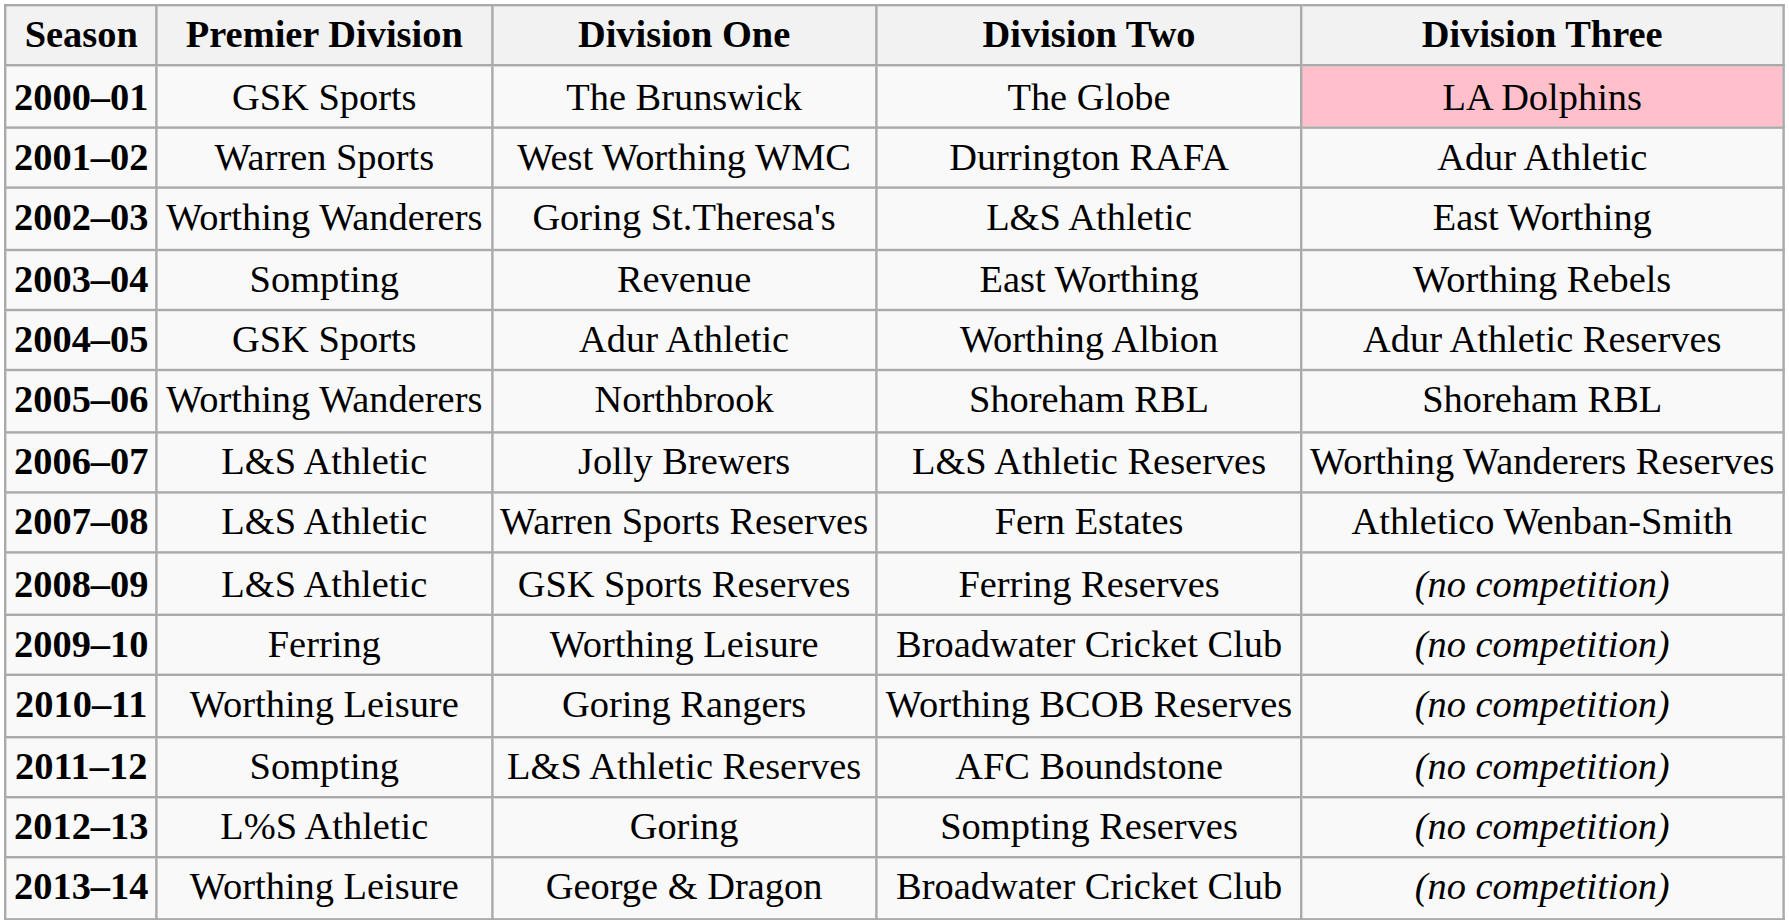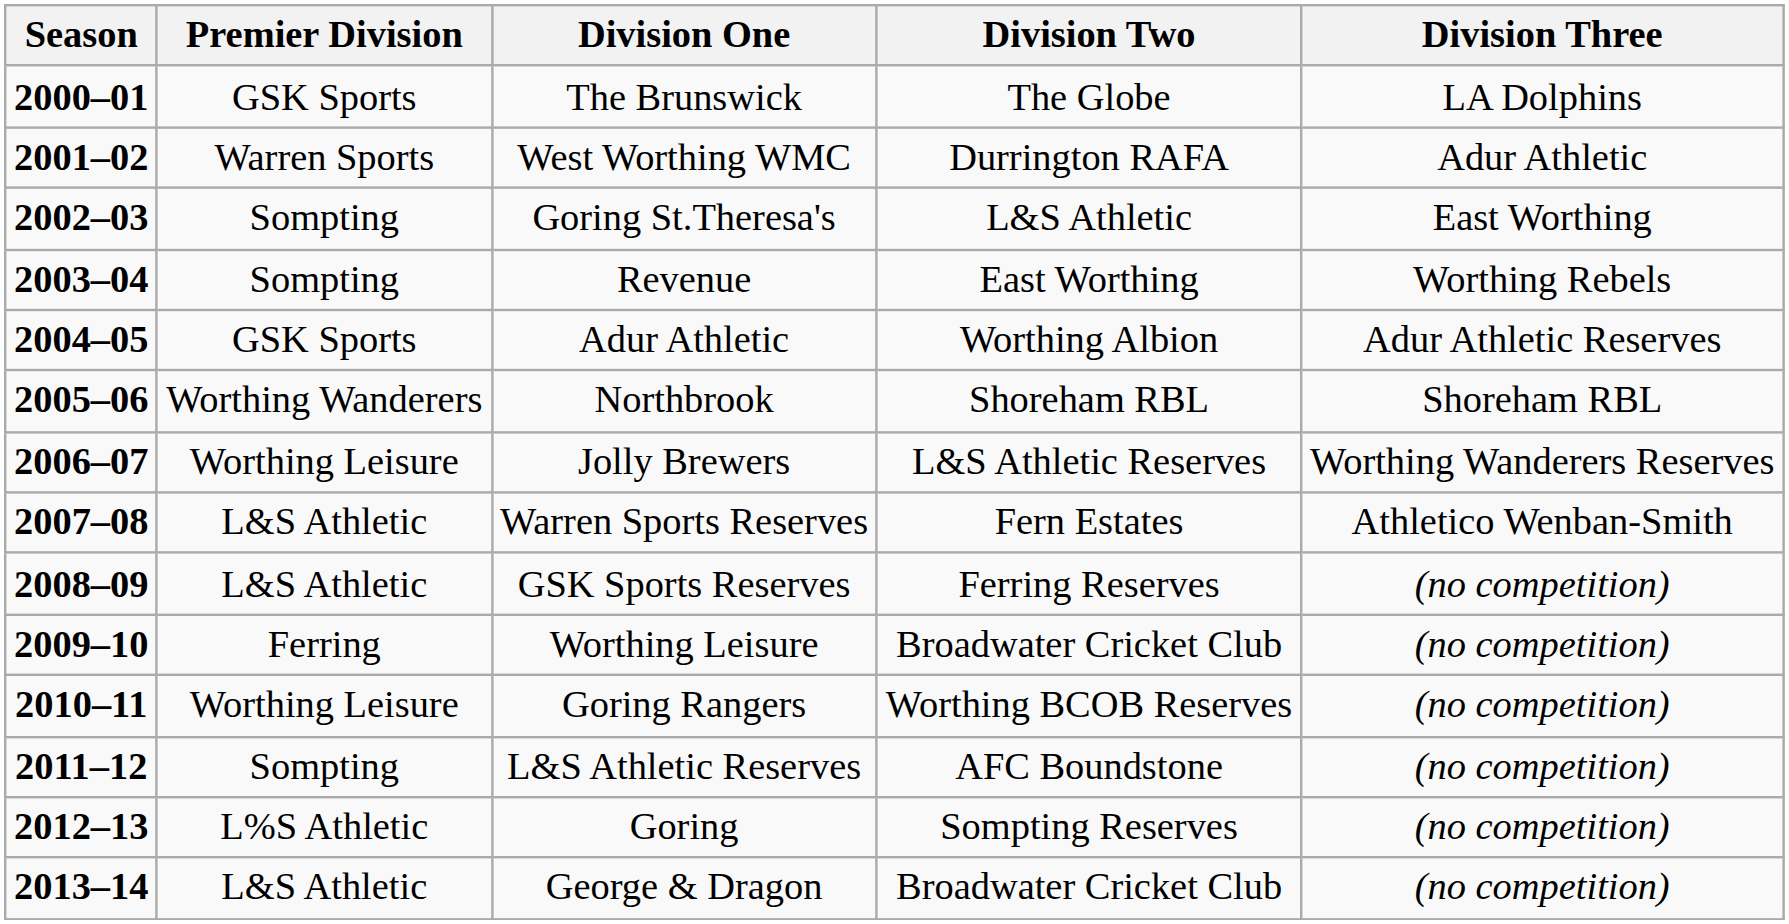(1542, 95) pink background -> (1542, 95) no background
(324, 217) Worthing Wanderers -> (324, 217) Sompting
(324, 461) L&S Athletic -> (324, 461) Worthing Leisure
(324, 887) Worthing Leisure -> (324, 887) L&S Athletic
